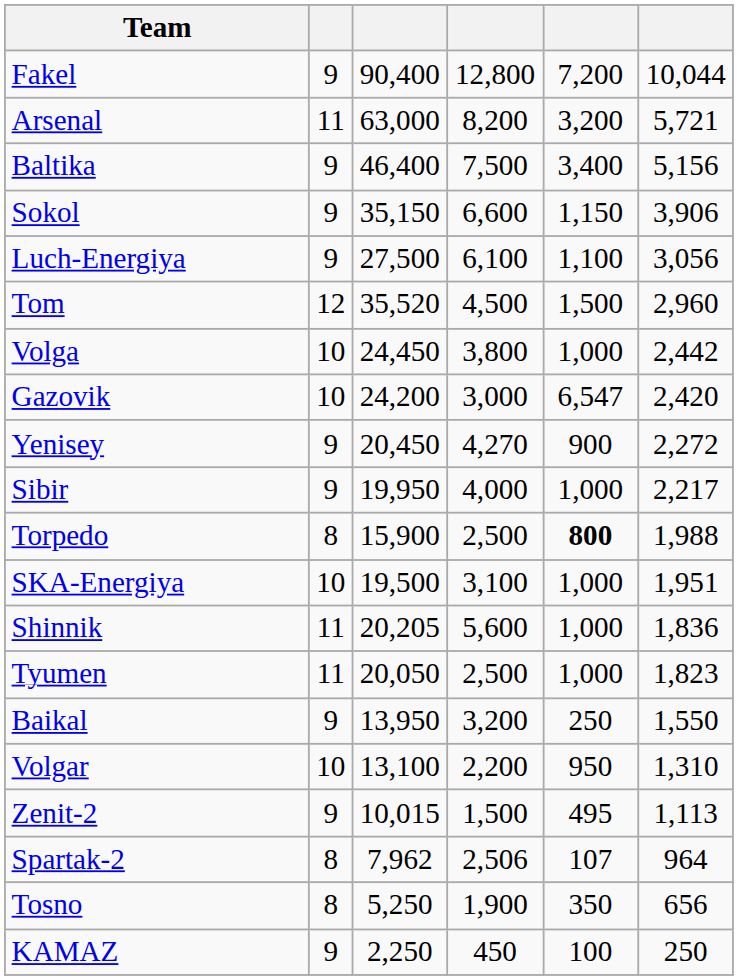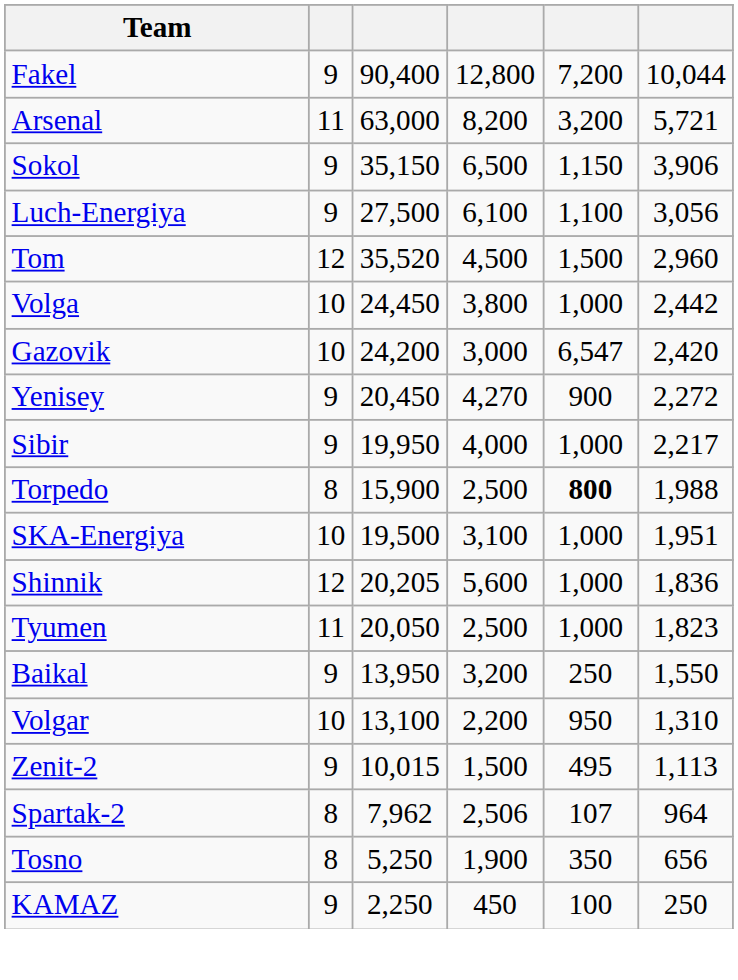- row: (54, 166)
(495, 212) 6,600 -> (495, 166) 6,500
(331, 627) 11 -> (331, 581) 12
